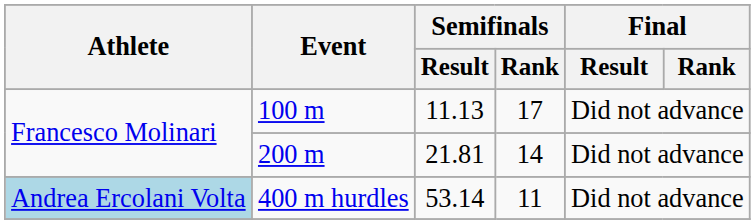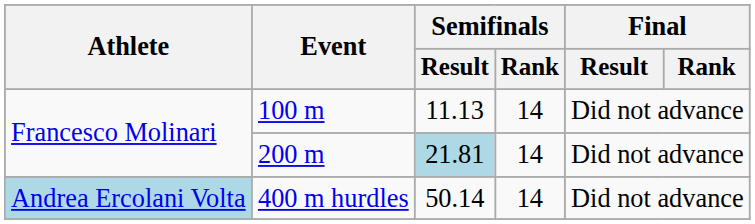(530, 111) 17 -> (530, 111) 14
(455, 154) no background -> (455, 154) lightblue background
(455, 198) 53.14 -> (455, 198) 50.14
(530, 198) 11 -> (530, 198) 14
